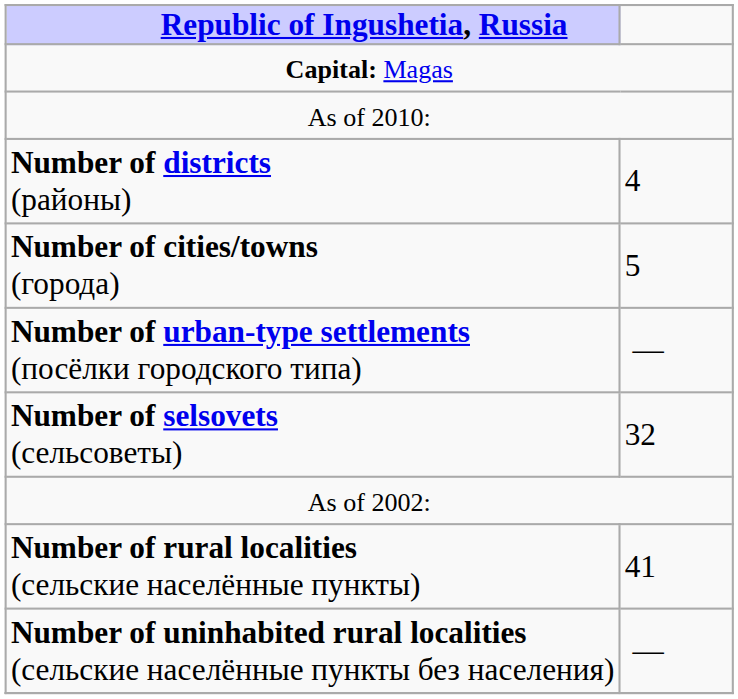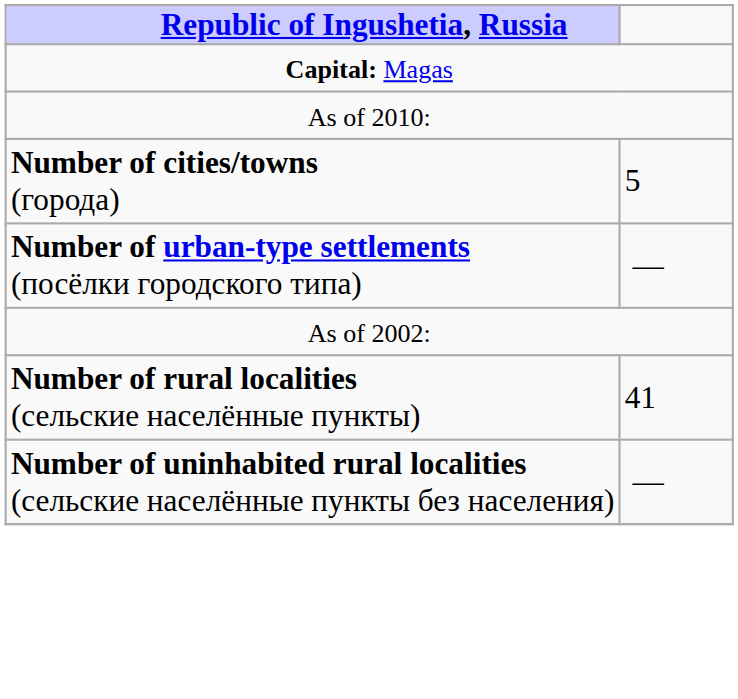- row: (141, 180)
- row: (144, 434)
